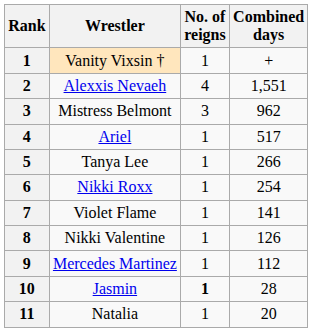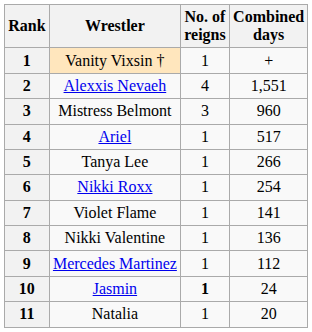(269, 111) 962 -> (269, 111) 960
(269, 238) 126 -> (269, 238) 136
(269, 288) 28 -> (269, 288) 24
